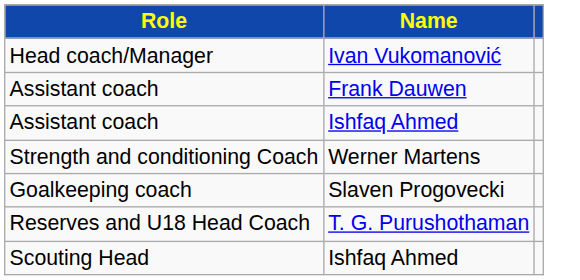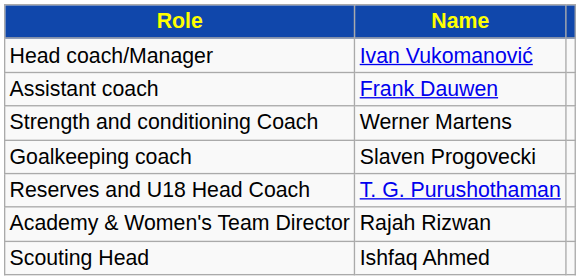- row: (84, 122)
+ row: (180, 223)
